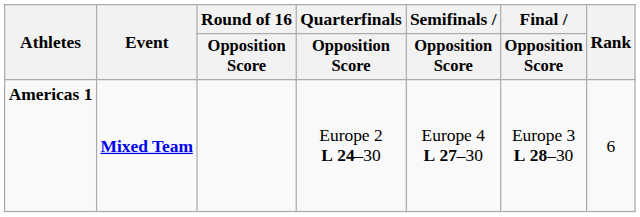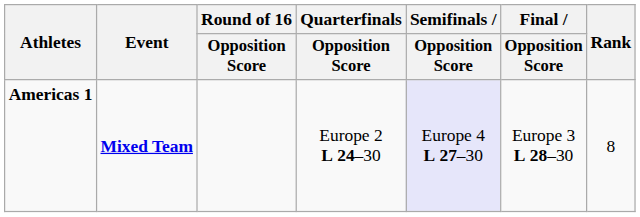(453, 145) no background -> (453, 145) lavender background
(611, 145) 6 -> (611, 145) 8
